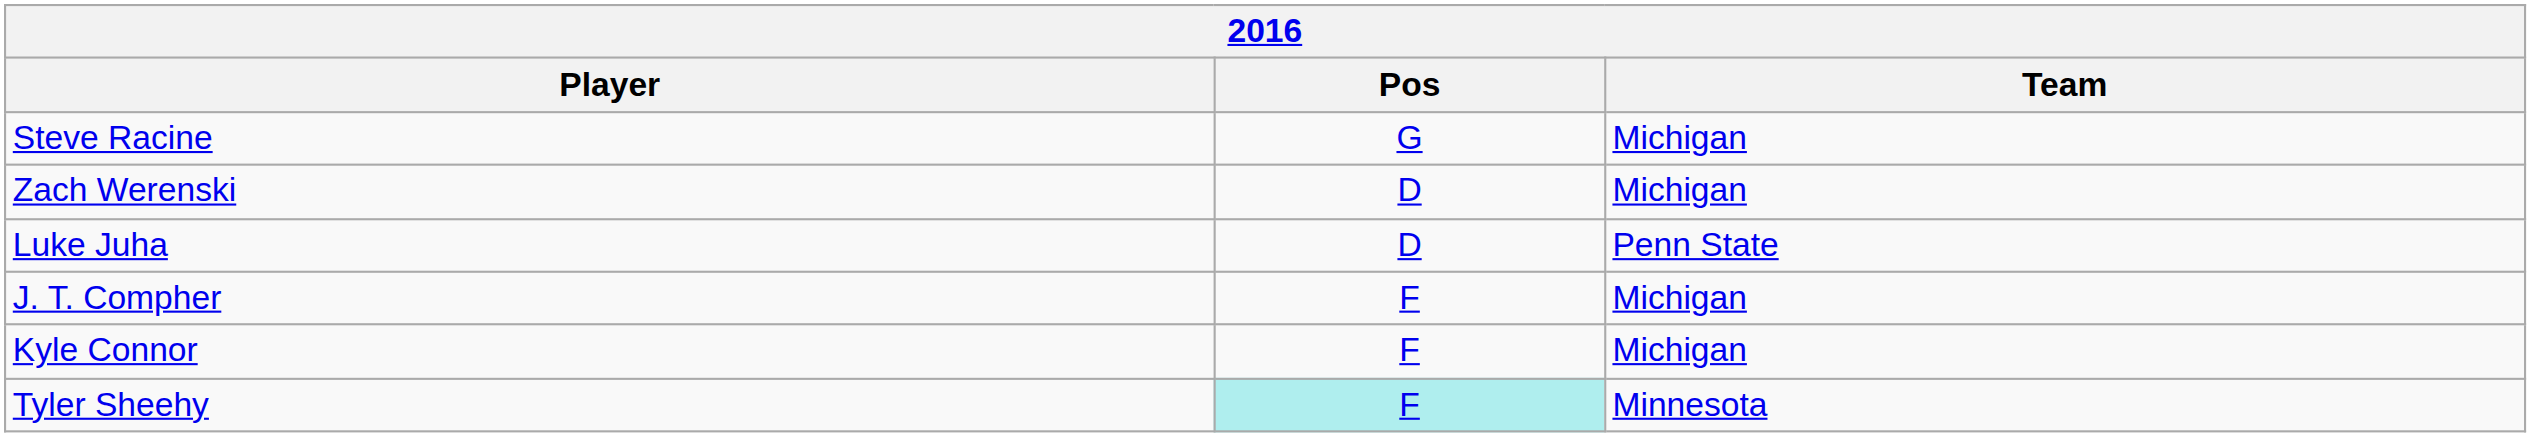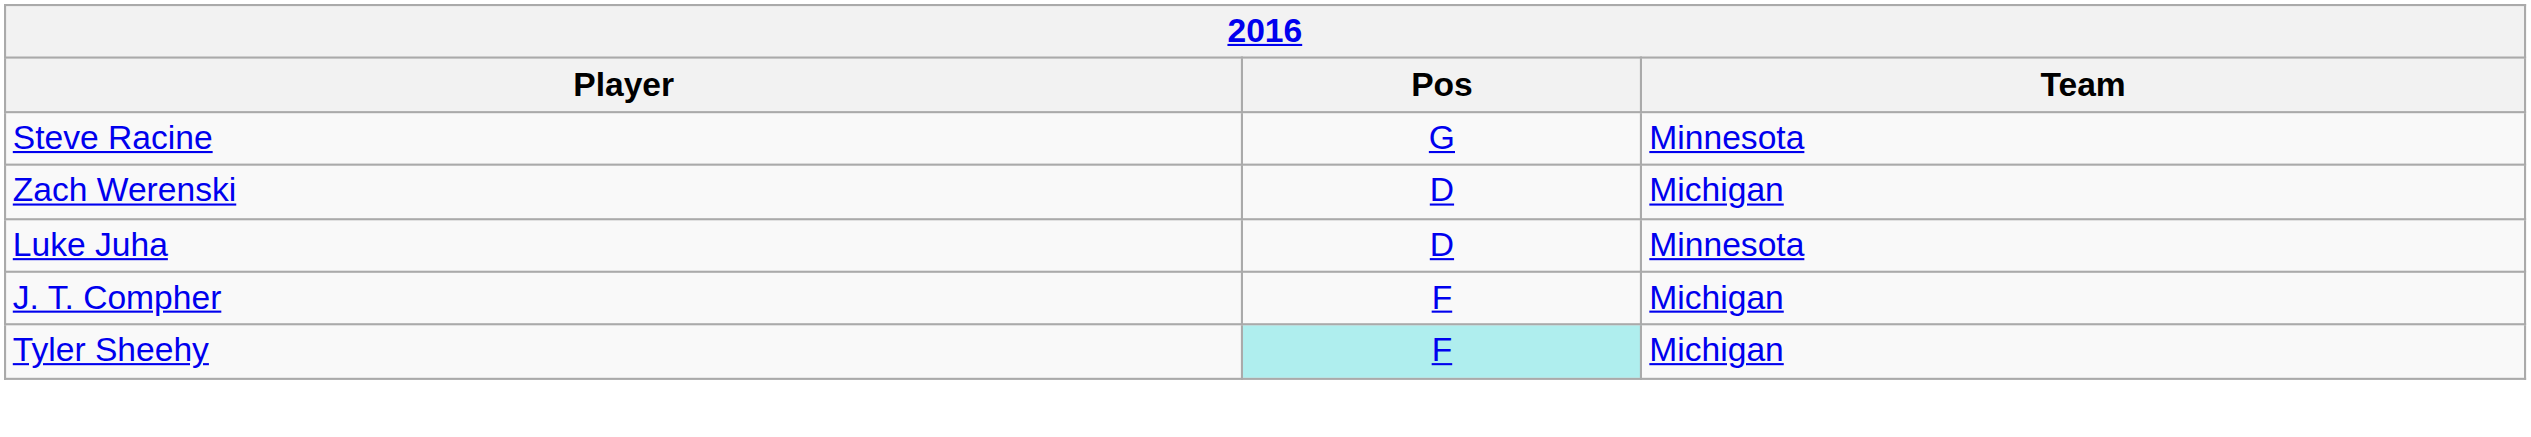(1680, 137) Michigan -> (1727, 137) Minnesota
(1696, 244) Penn State -> (1727, 244) Minnesota
- row: (105, 350)
(1690, 404) Minnesota -> (1717, 350) Michigan
